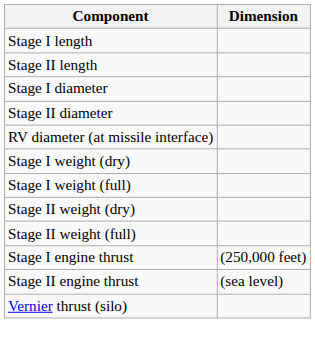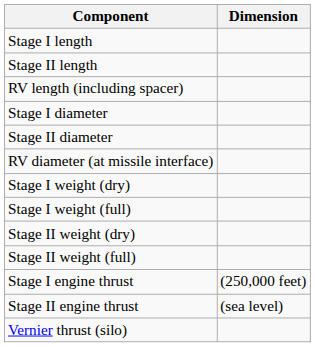+ row: (96, 88)
